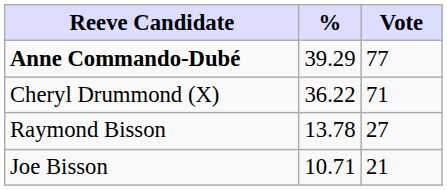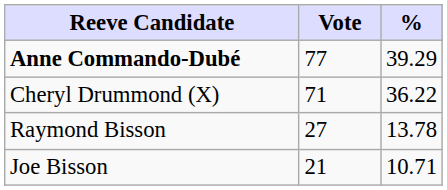columns swapped: (402, 22) <-> (330, 22)
